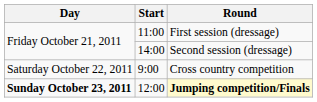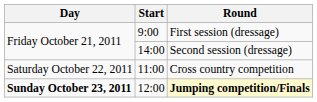(151, 32) 11:00 -> (148, 32) 9:00
(148, 69) 9:00 -> (151, 69) 11:00
